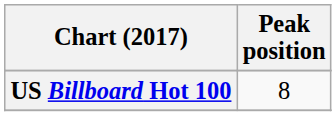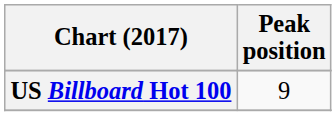(284, 90) 8 -> (284, 90) 9
